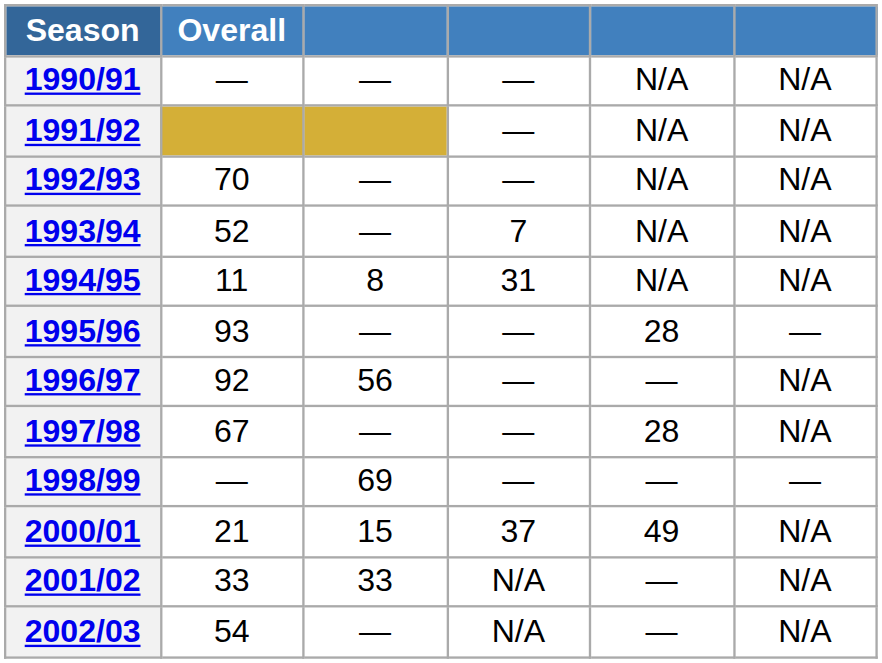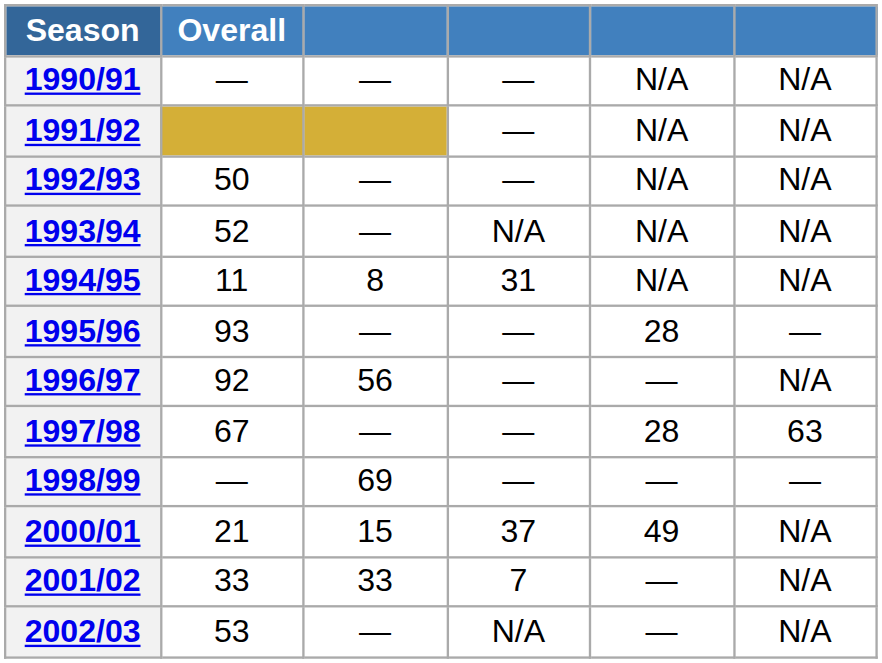(232, 180) 70 -> (232, 180) 50
(518, 230) 7 -> (518, 230) N/A
(805, 431) N/A -> (805, 431) 63
(518, 581) N/A -> (518, 581) 7
(232, 631) 54 -> (232, 631) 53
